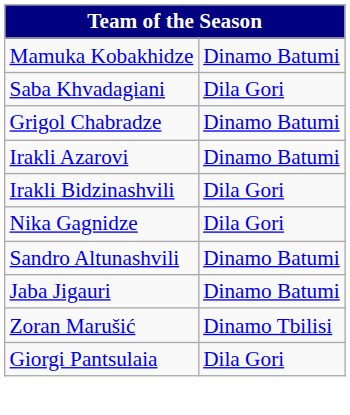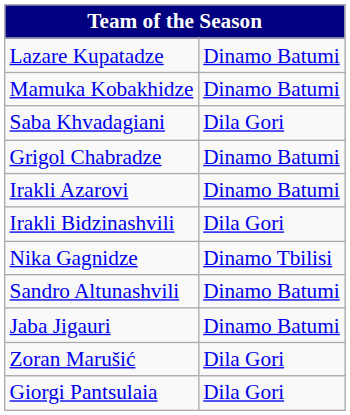+ row: (87, 55)
(244, 223) Dila Gori -> (268, 257) Dinamo Tbilisi
(268, 325) Dinamo Tbilisi -> (244, 358) Dila Gori
